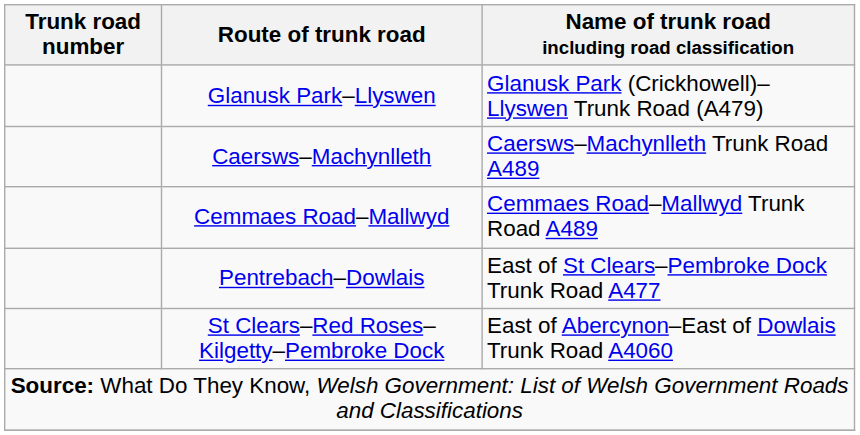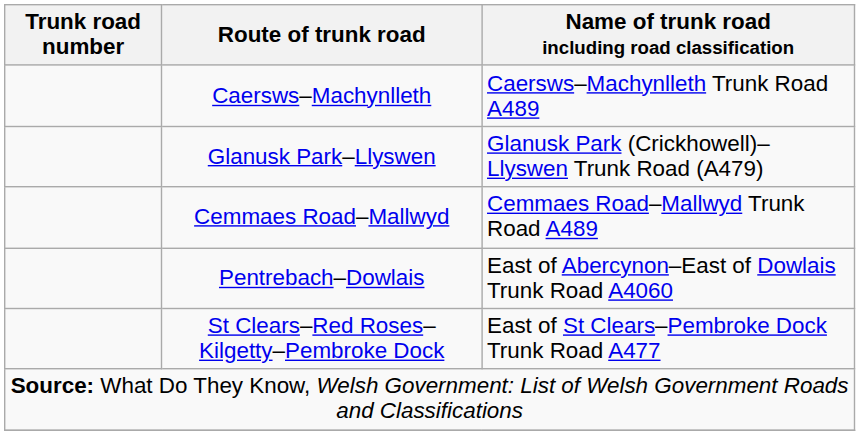rows swapped: (322, 95) <-> (322, 156)
(657, 277) East of St Clears–Pembroke Dock Trunk Road A477 -> (661, 277) East of Abercynon–East of Dowlais Trunk Road A4060
(661, 338) East of Abercynon–East of Dowlais Trunk Road A4060 -> (657, 338) East of St Clears–Pembroke Dock Trunk Road A477
